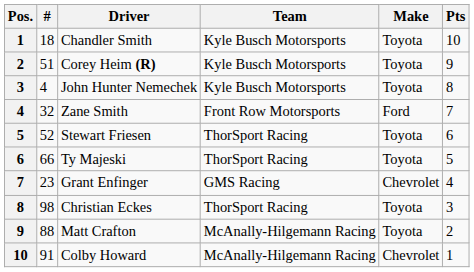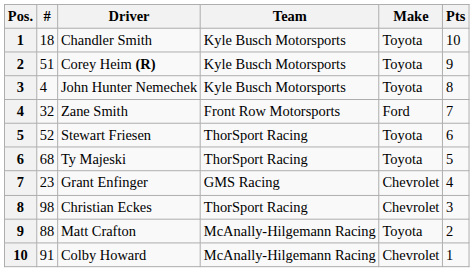(47, 159) 66 -> (47, 159) 68
(402, 207) Toyota -> (411, 207) Chevrolet
